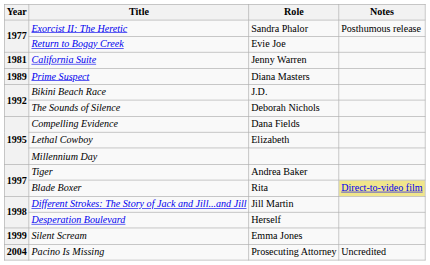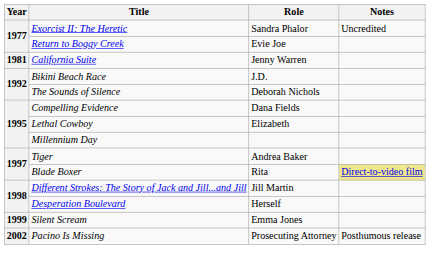(381, 28) Posthumous release -> (364, 28) Uncredited
- row: (60, 76)
(17, 252) 2004 -> (17, 236) 2002
(364, 252) Uncredited -> (381, 236) Posthumous release
